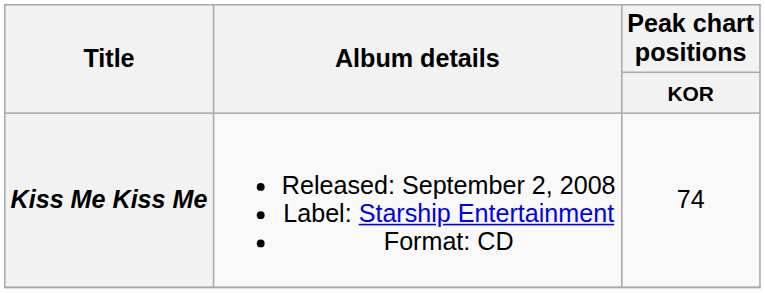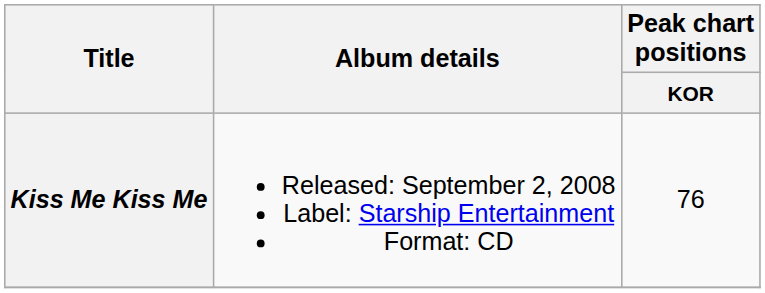(691, 199) 74 -> (691, 199) 76
